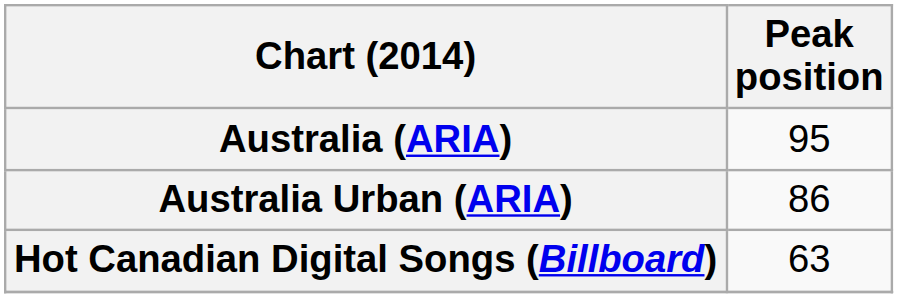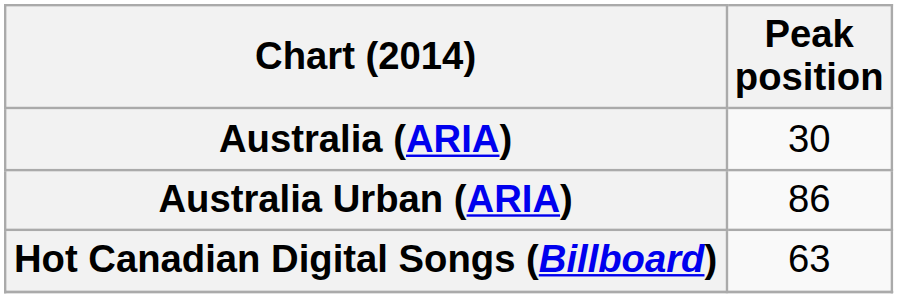(809, 138) 95 -> (809, 138) 30
